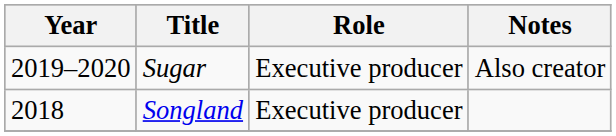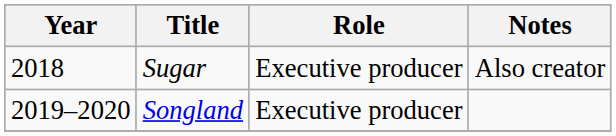(71, 67) 2019–2020 -> (38, 67) 2018
(38, 109) 2018 -> (71, 109) 2019–2020
